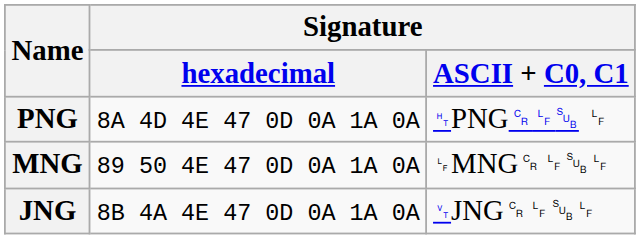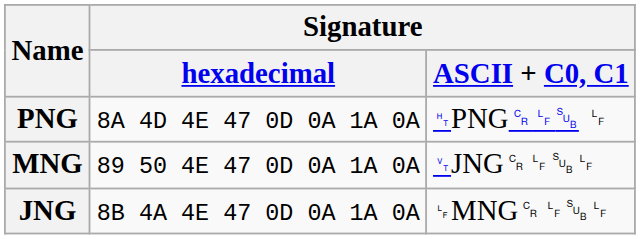(522, 165) ␊MNG␍␊␚␊ -> (515, 165) ␋JNG␍␊␚␊
(515, 210) ␋JNG␍␊␚␊ -> (522, 210) ␊MNG␍␊␚␊
